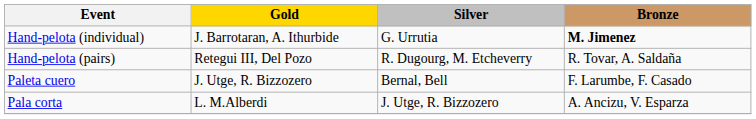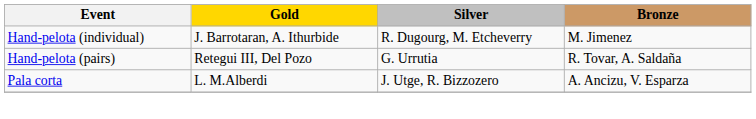(409, 37) G. Urrutia -> (457, 37) R. Dugourg, M. Etcheverry
(602, 37) bold -> (600, 37) normal
(457, 59) R. Dugourg, M. Etcheverry -> (409, 59) G. Urrutia
- row: (41, 80)
